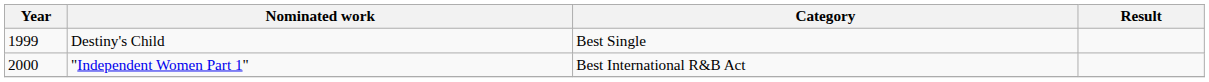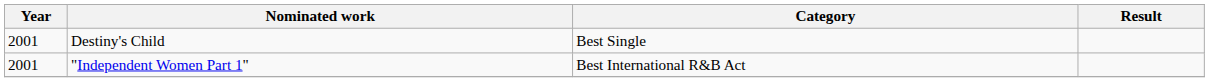(23, 40) 1999 -> (23, 40) 2001
(23, 64) 2000 -> (23, 64) 2001
